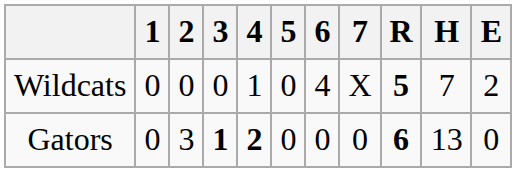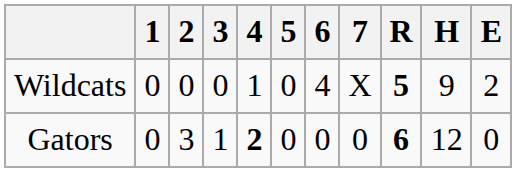(447, 85) 7 -> (447, 85) 9
(220, 139) bold -> (220, 139) normal
(447, 139) 13 -> (447, 139) 12
